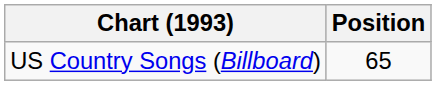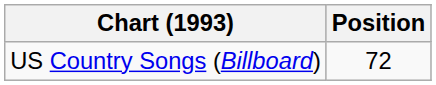(378, 60) 65 -> (378, 60) 72
